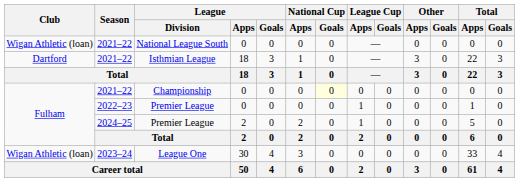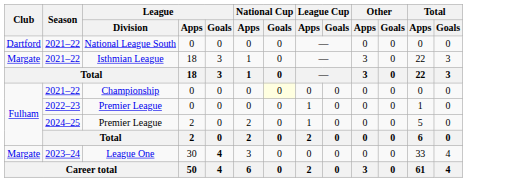(50, 43) Wigan Athletic (loan) -> (24, 43) Dartford
(50, 59) Dartford -> (24, 59) Margate
(50, 153) Wigan Athletic (loan) -> (24, 153) Margate
(271, 153) normal -> (219, 153) bold
